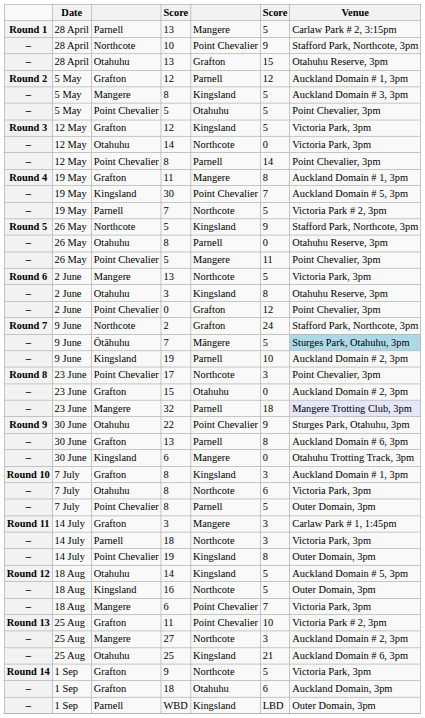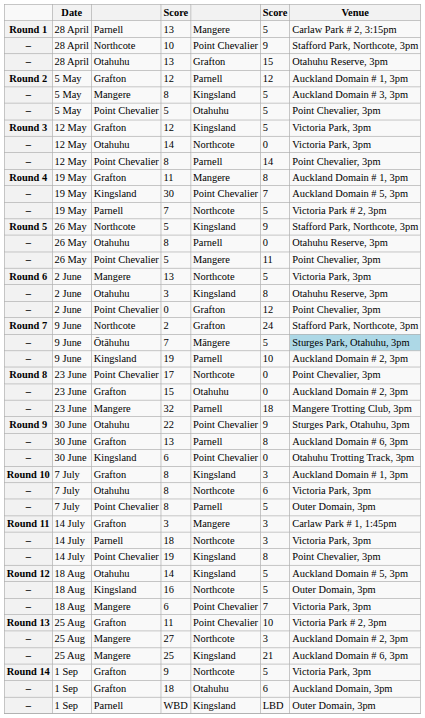(265, 375) 3 -> (265, 375) 0
(352, 408) lavender background -> (352, 408) no background
(211, 458) Mangere -> (225, 458) Point Chevalier
(334, 557) Outer Domain, 3pm -> (336, 557) Point Chevalier, 3pm
(112, 656) Otahuhu -> (112, 656) Mangere
